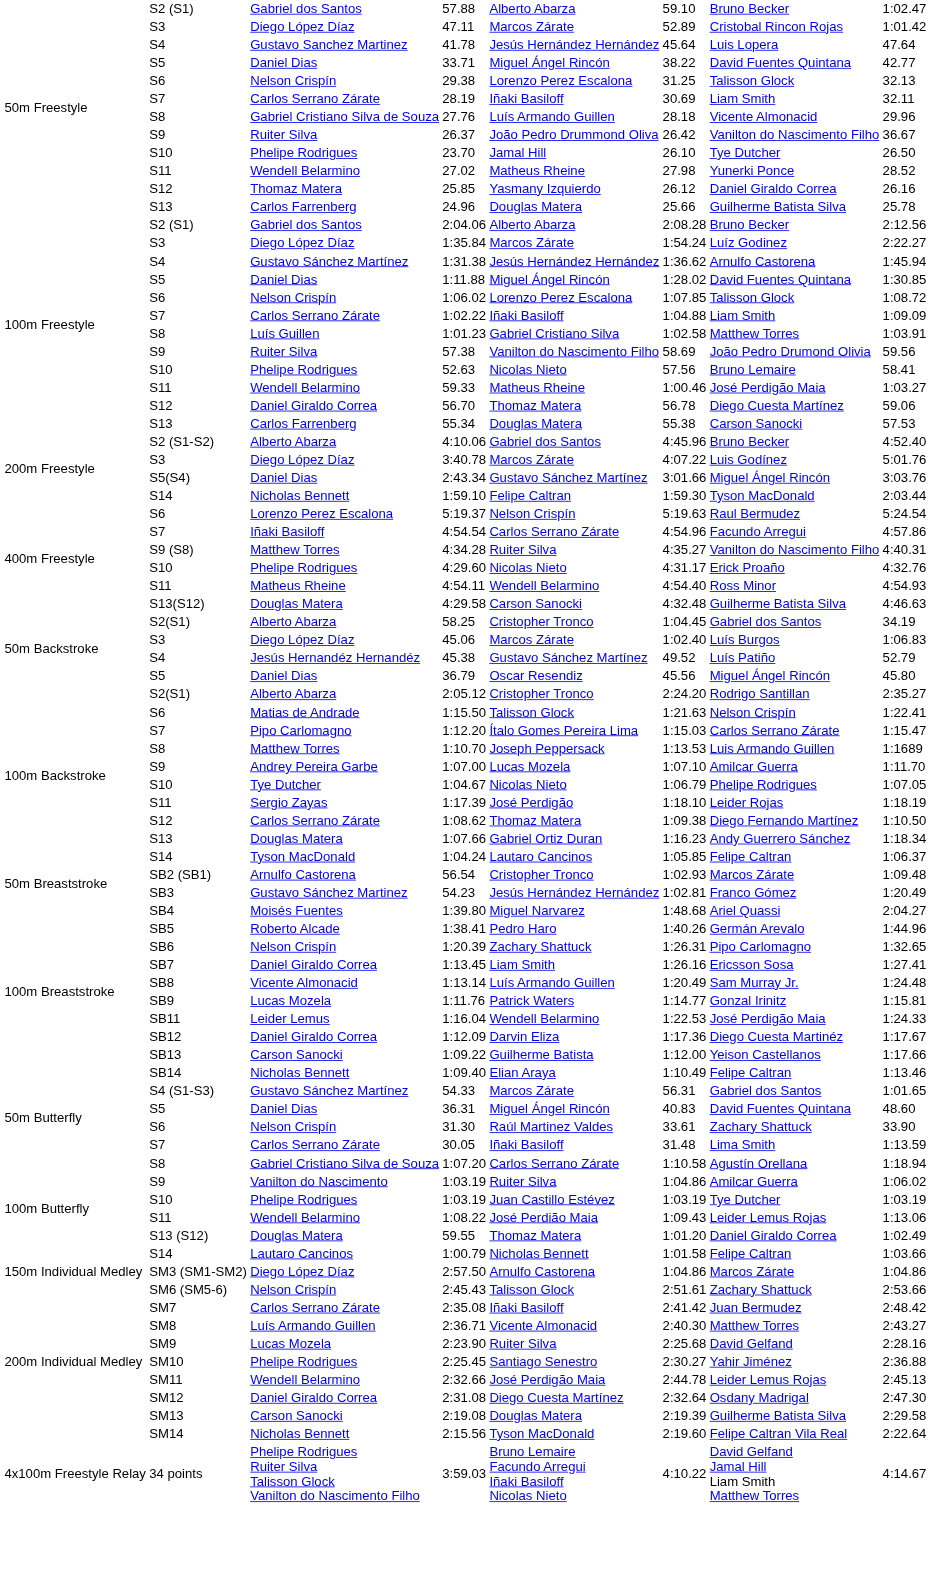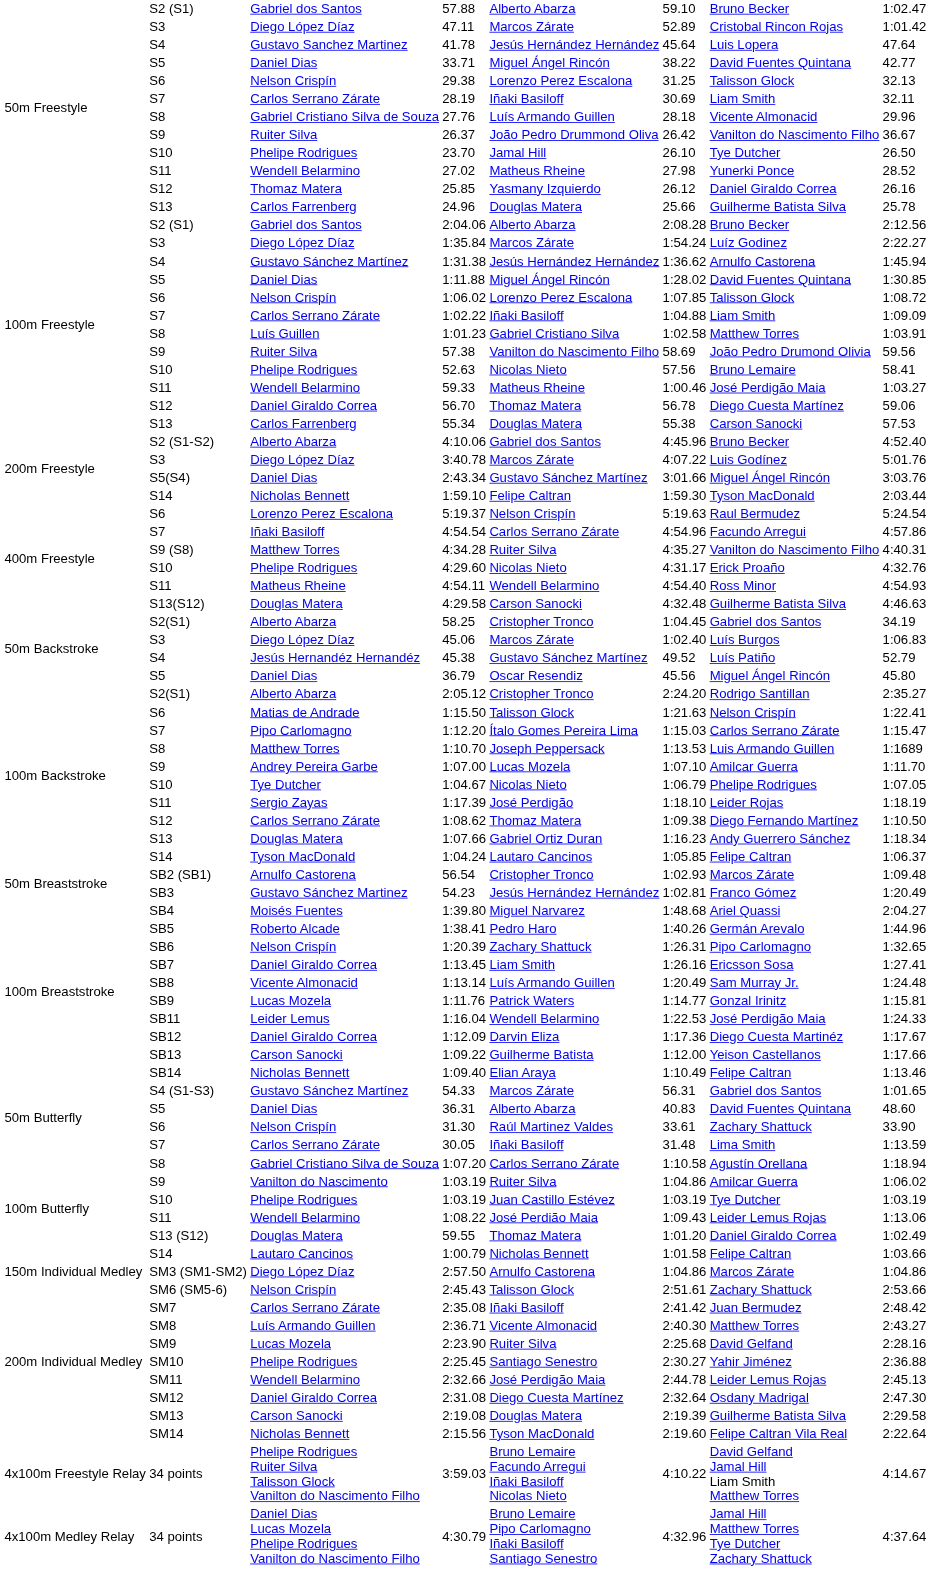(550, 1109) Miguel Ángel Rincón -> (532, 1109) Alberto Abarza
+ row: (176, 1536)
